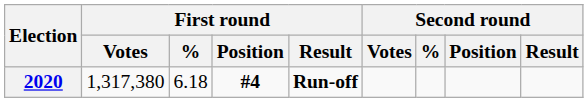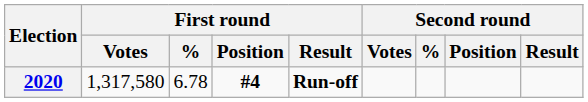(125, 81) 1,317,380 -> (125, 81) 1,317,580
(191, 81) 6.18 -> (191, 81) 6.78
